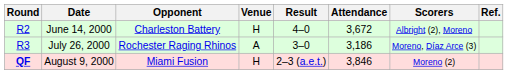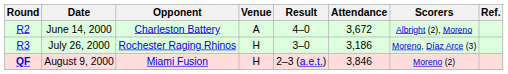(256, 29) H -> (256, 29) A
(256, 45) A -> (256, 45) H
